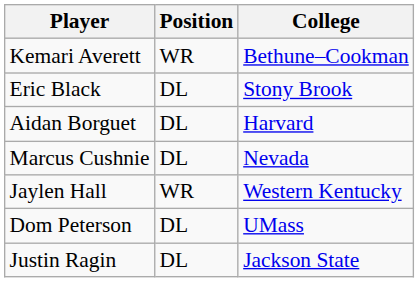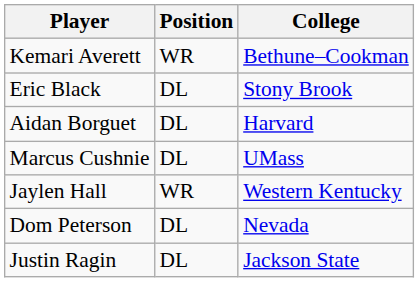(276, 157) Nevada -> (274, 157) UMass
(274, 225) UMass -> (276, 225) Nevada
